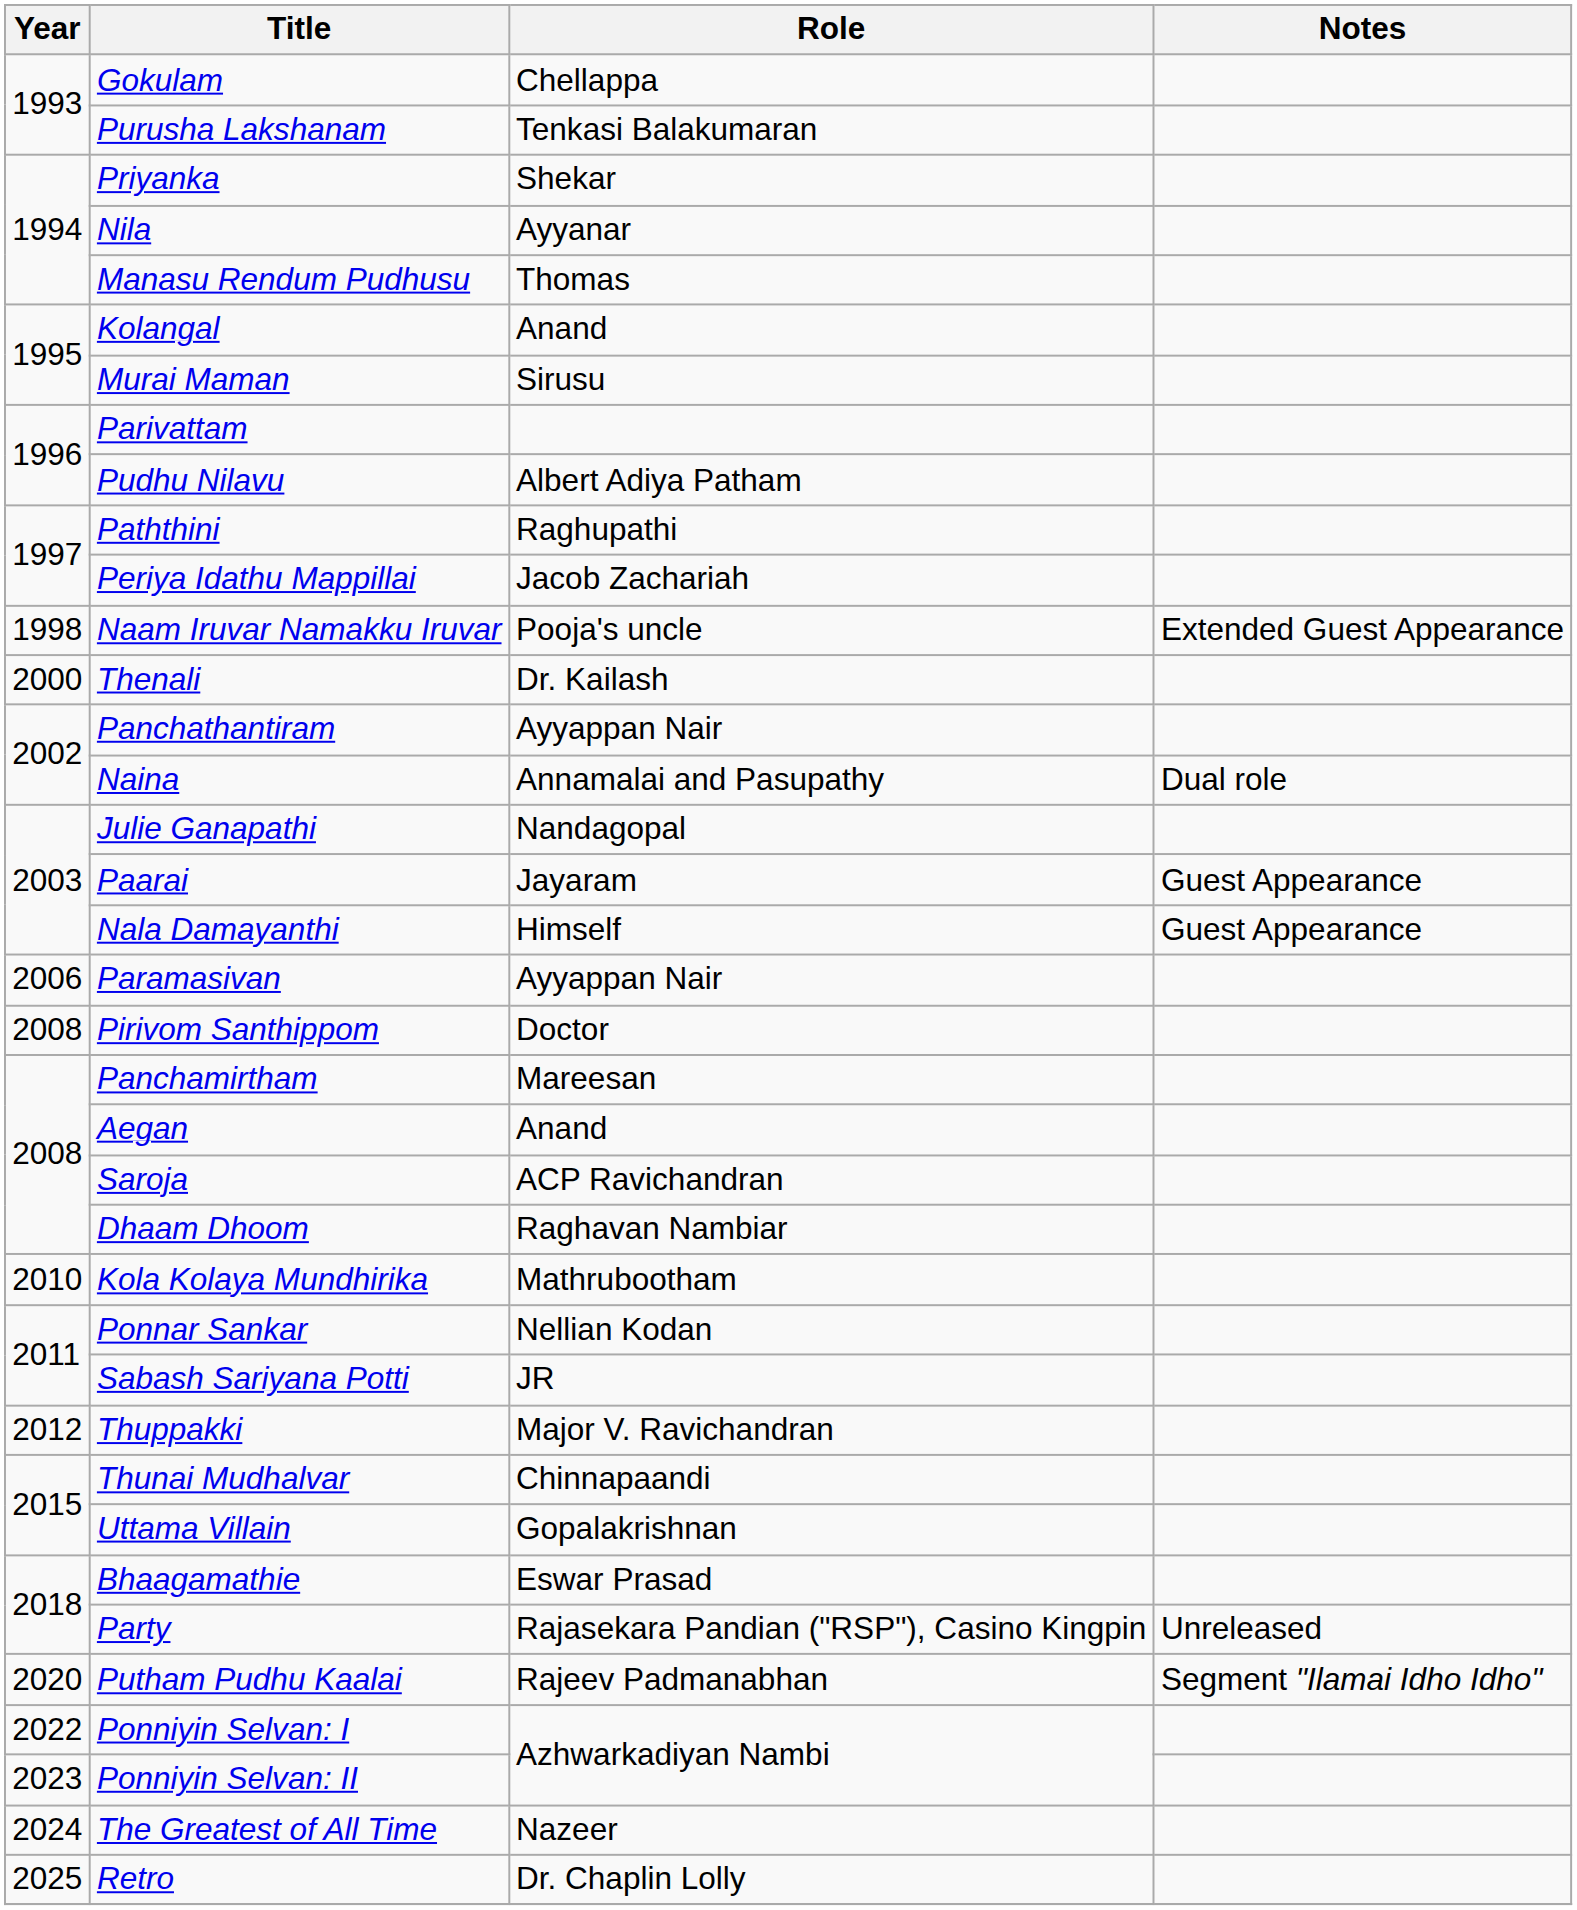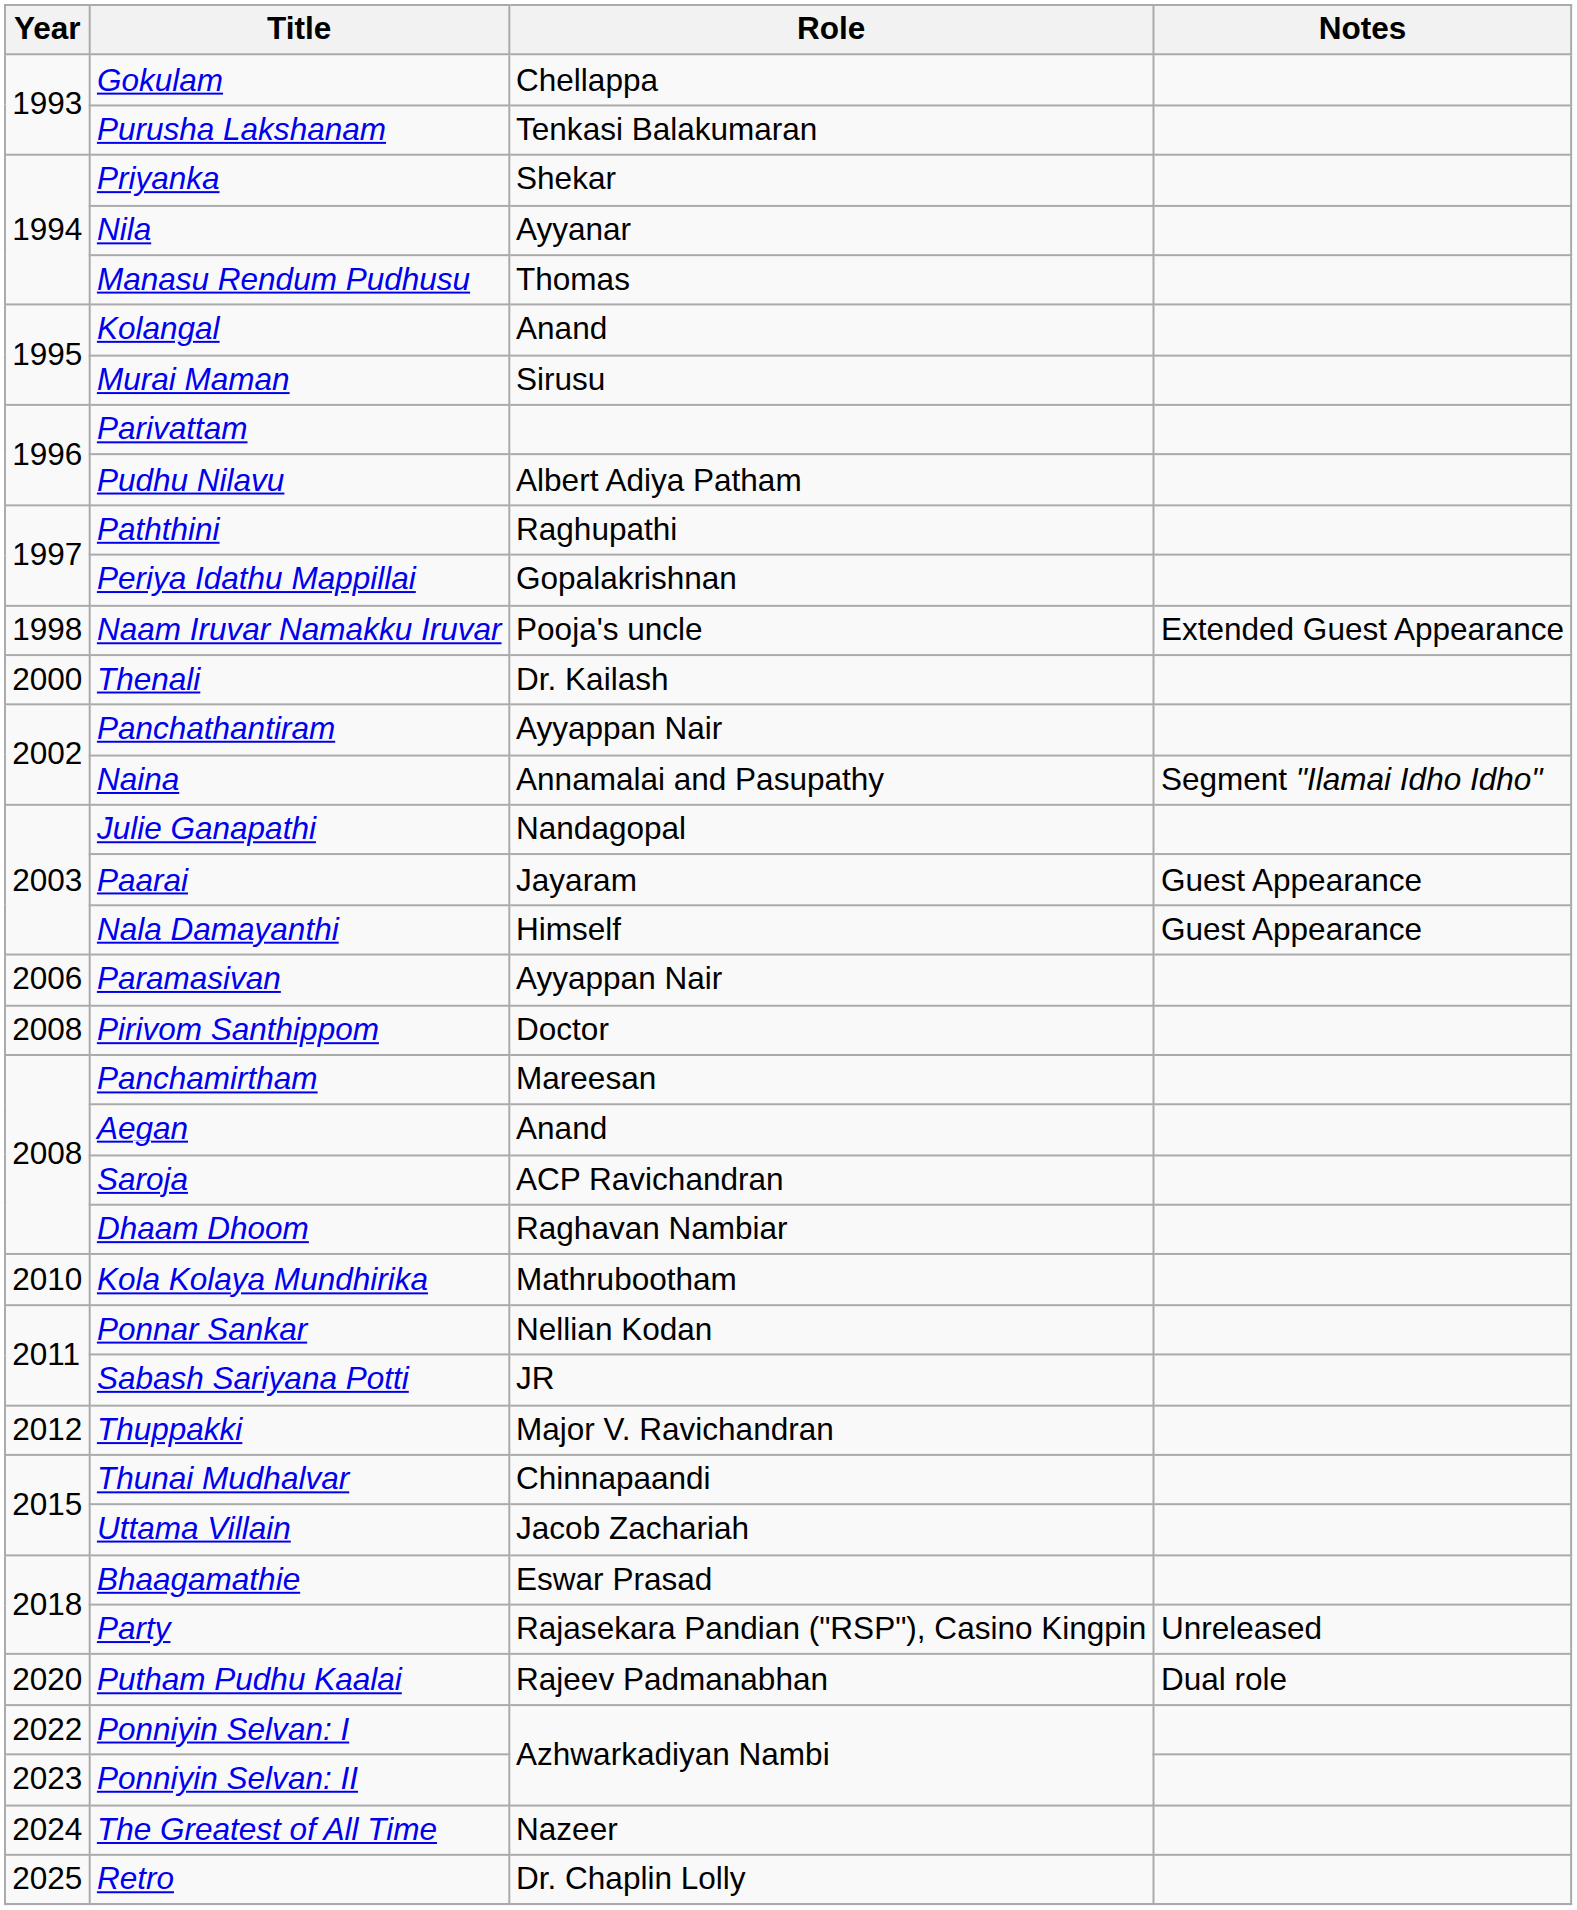(633, 579) Jacob Zachariah -> (626, 579) Gopalakrishnan
(1224, 779) Dual role -> (1352, 779) Segment "Ilamai Idho Idho"
(626, 1529) Gopalakrishnan -> (633, 1529) Jacob Zachariah
(1352, 1679) Segment "Ilamai Idho Idho" -> (1224, 1679) Dual role
